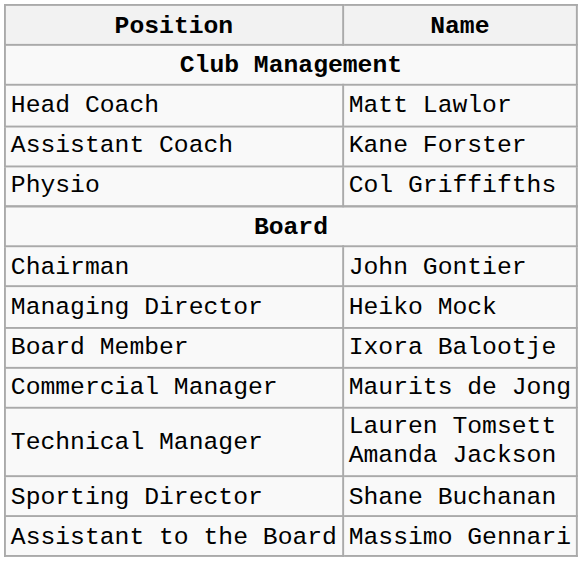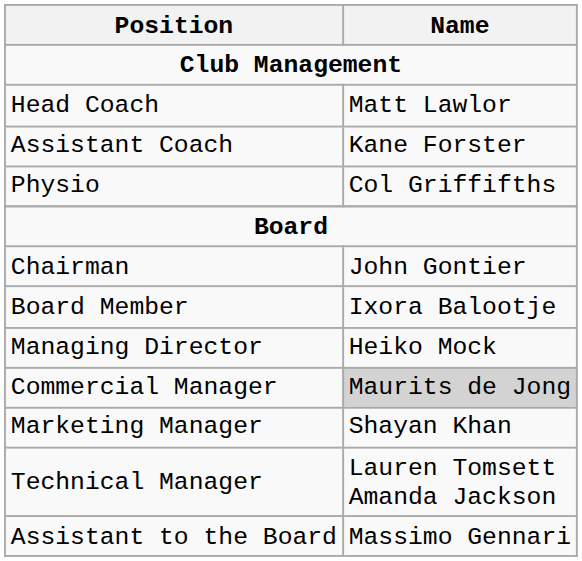rows swapped: (137, 307) <-> (100, 347)
(460, 387) no background -> (460, 387) lightgrey background
+ row: (137, 428)
- row: (137, 496)
